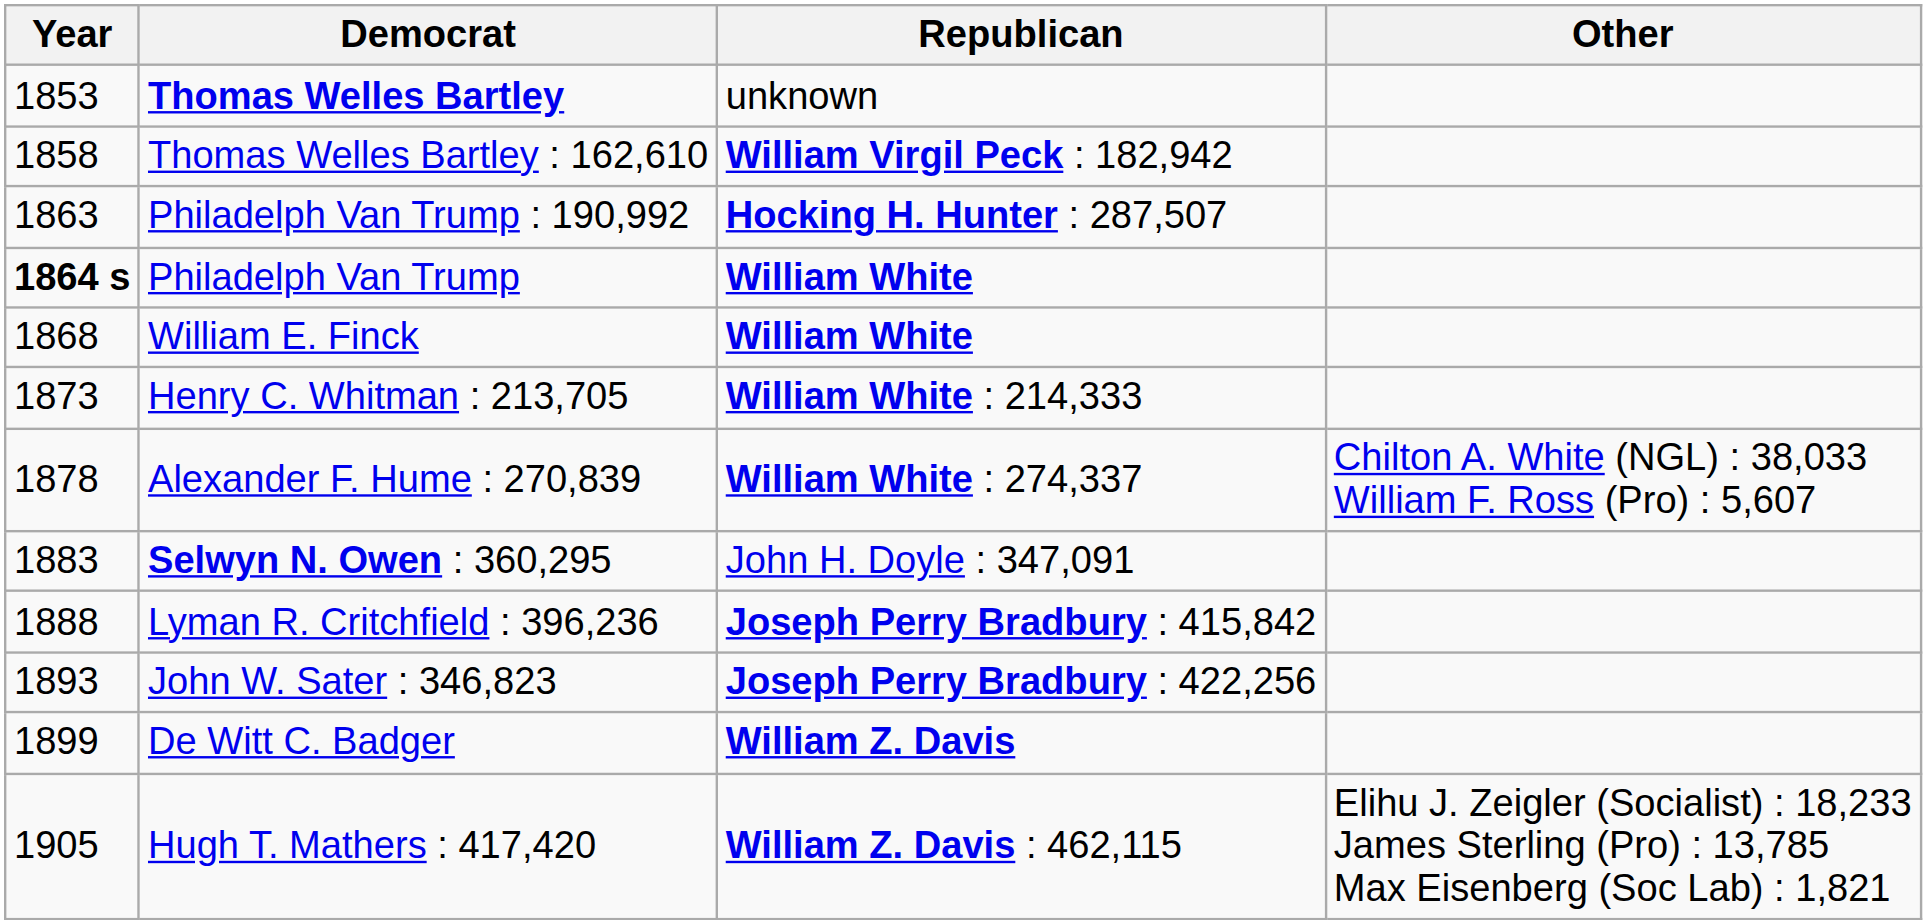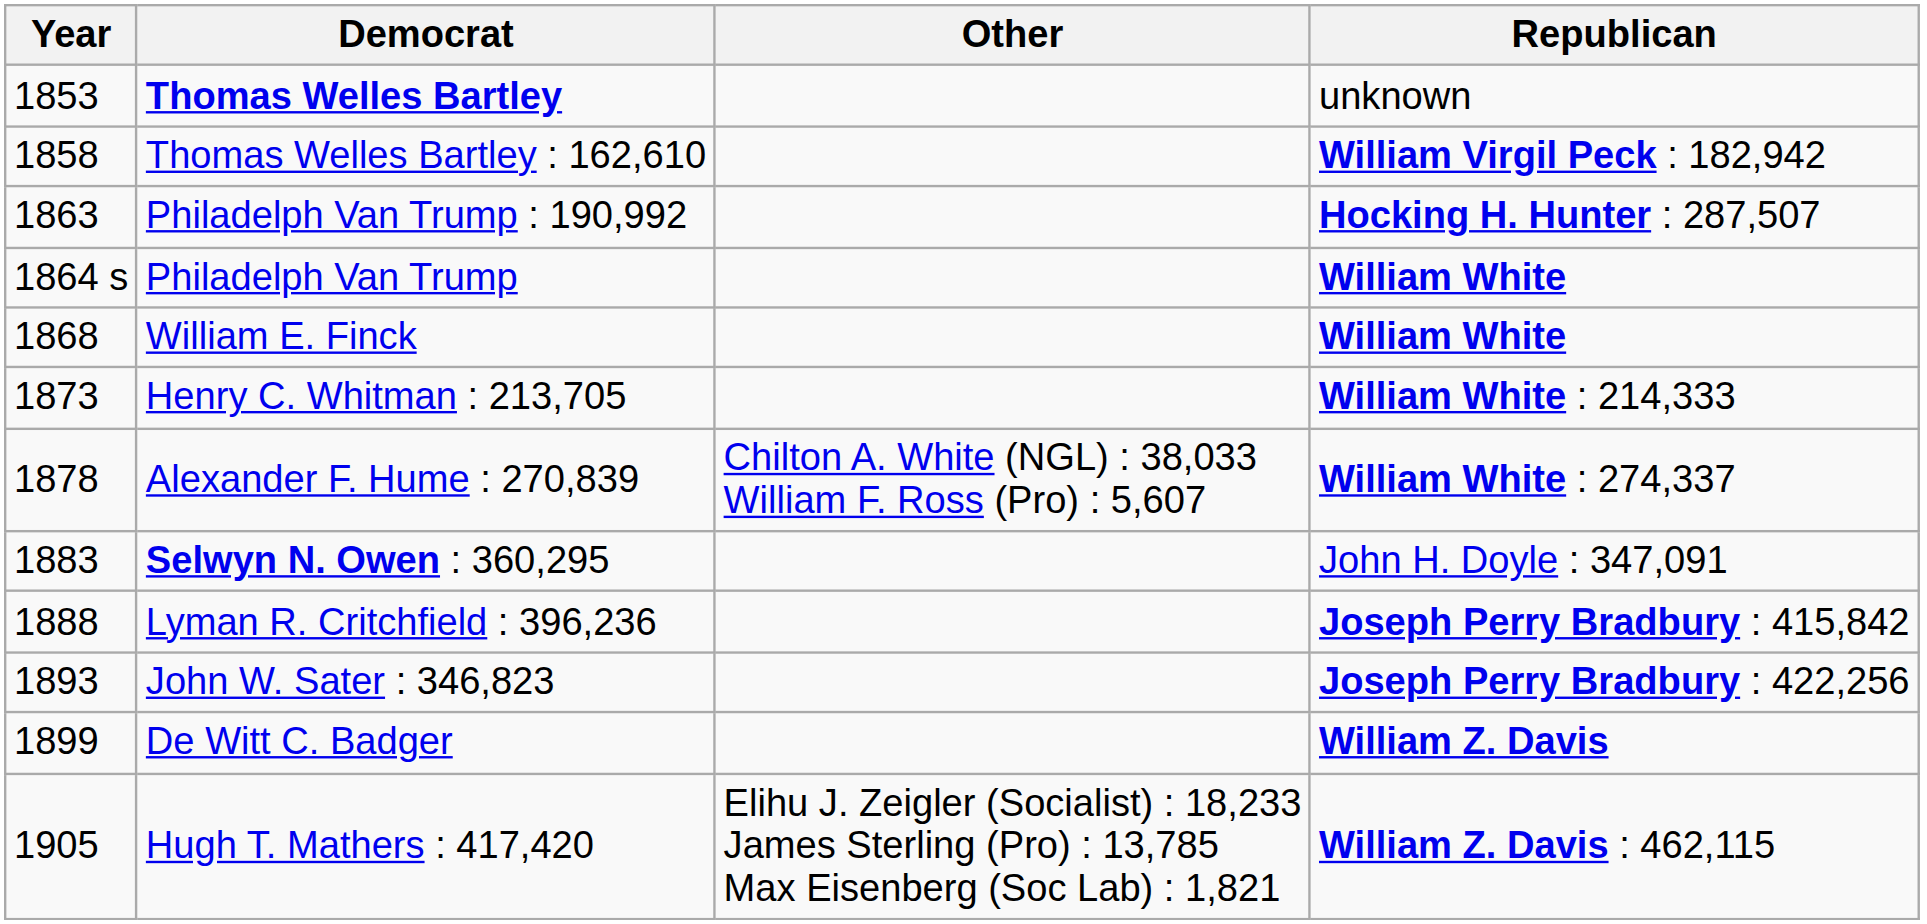columns swapped: (1021, 34) <-> (1623, 34)
(72, 276) bold -> (71, 276) normal
